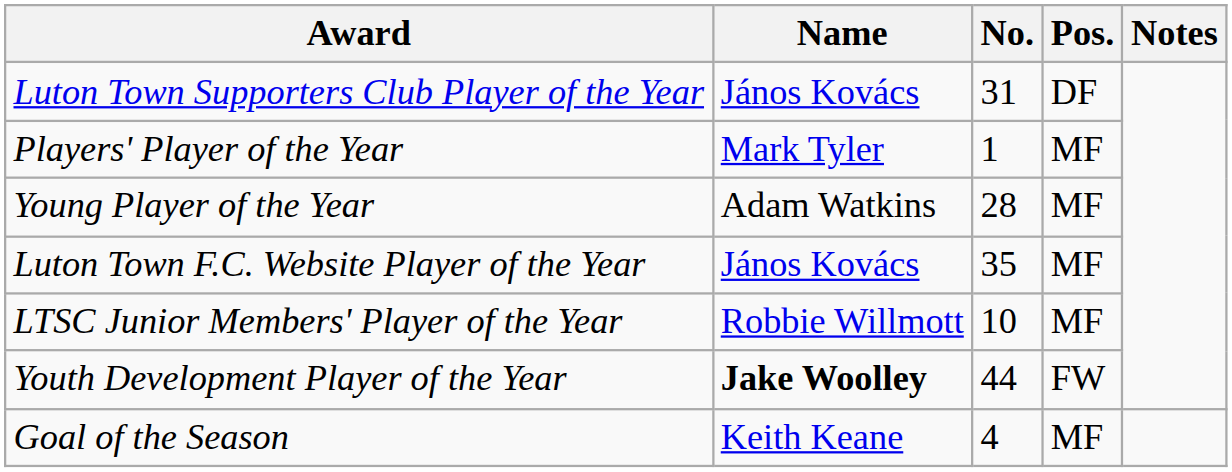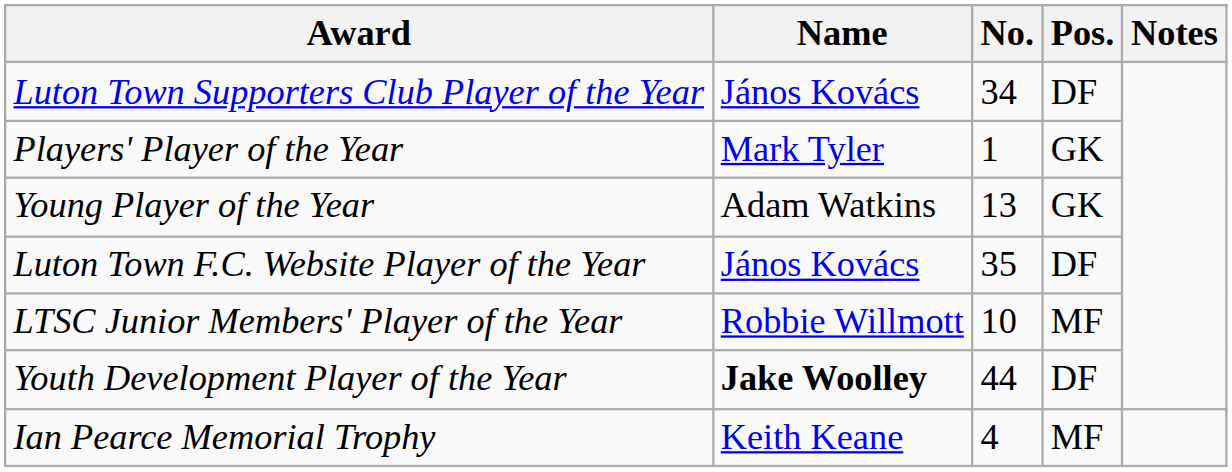(999, 90) 31 -> (999, 90) 34
(1077, 148) MF -> (1077, 148) GK
(999, 206) 28 -> (999, 206) 13
(1077, 206) MF -> (1077, 206) GK
(1077, 263) MF -> (1074, 263) DF
(1078, 378) FW -> (1074, 378) DF
+ row: (224, 436)
- row: (151, 436)
